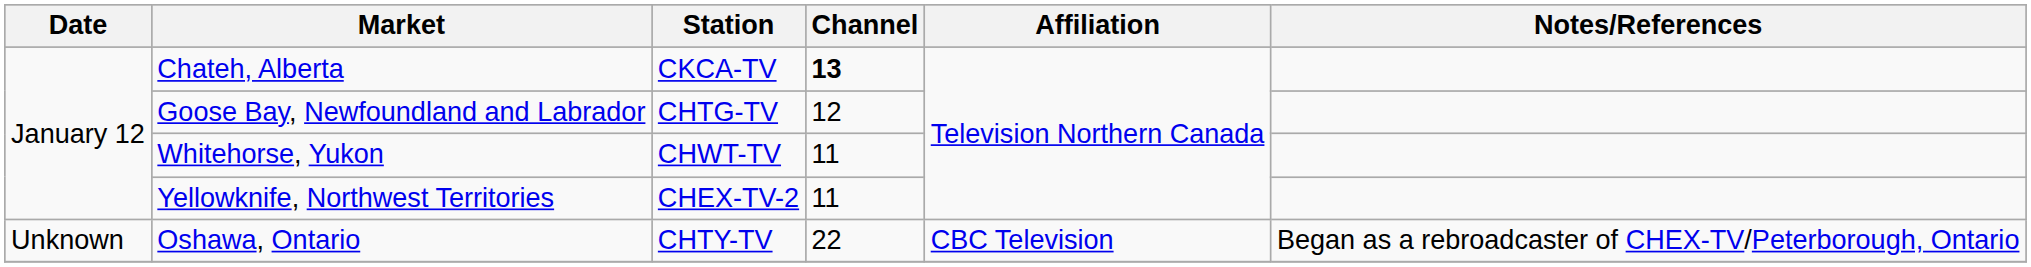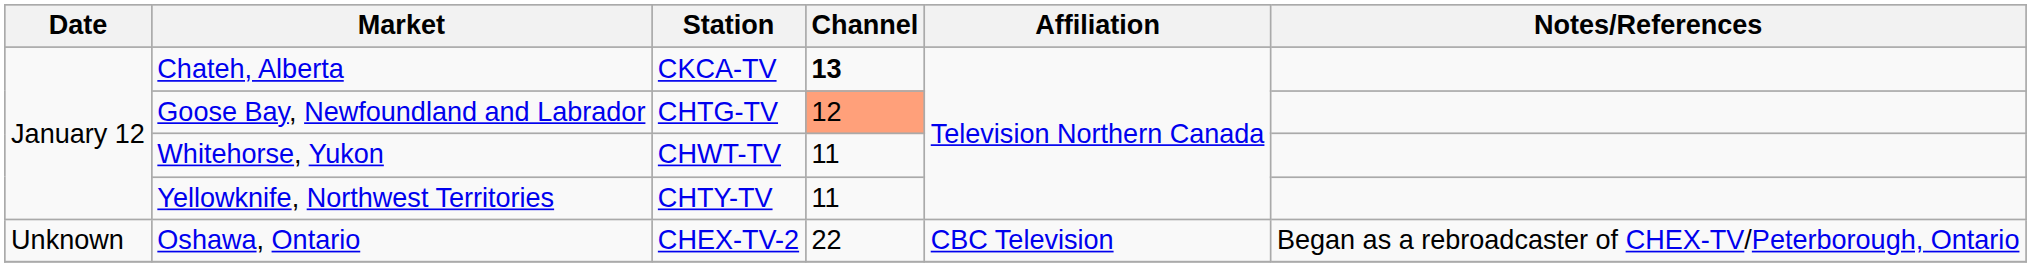(827, 111) no background -> (827, 111) lightsalmon background
(728, 197) CHEX-TV-2 -> (715, 197) CHTY-TV
(715, 240) CHTY-TV -> (728, 240) CHEX-TV-2
